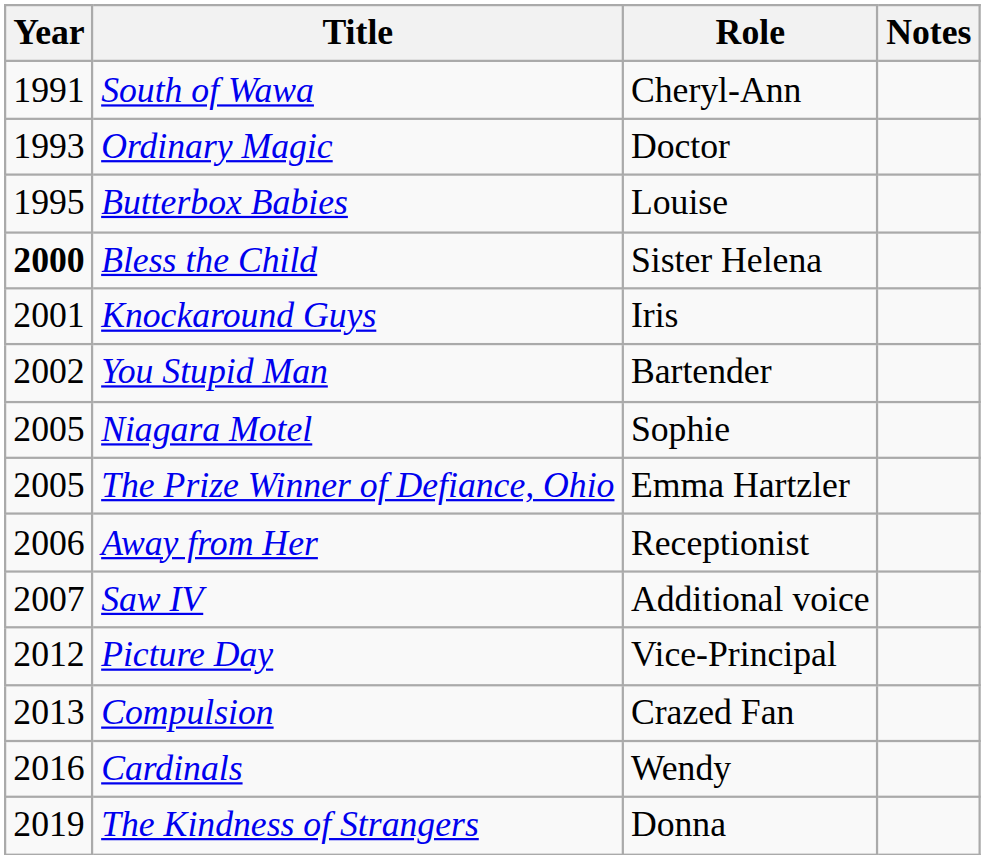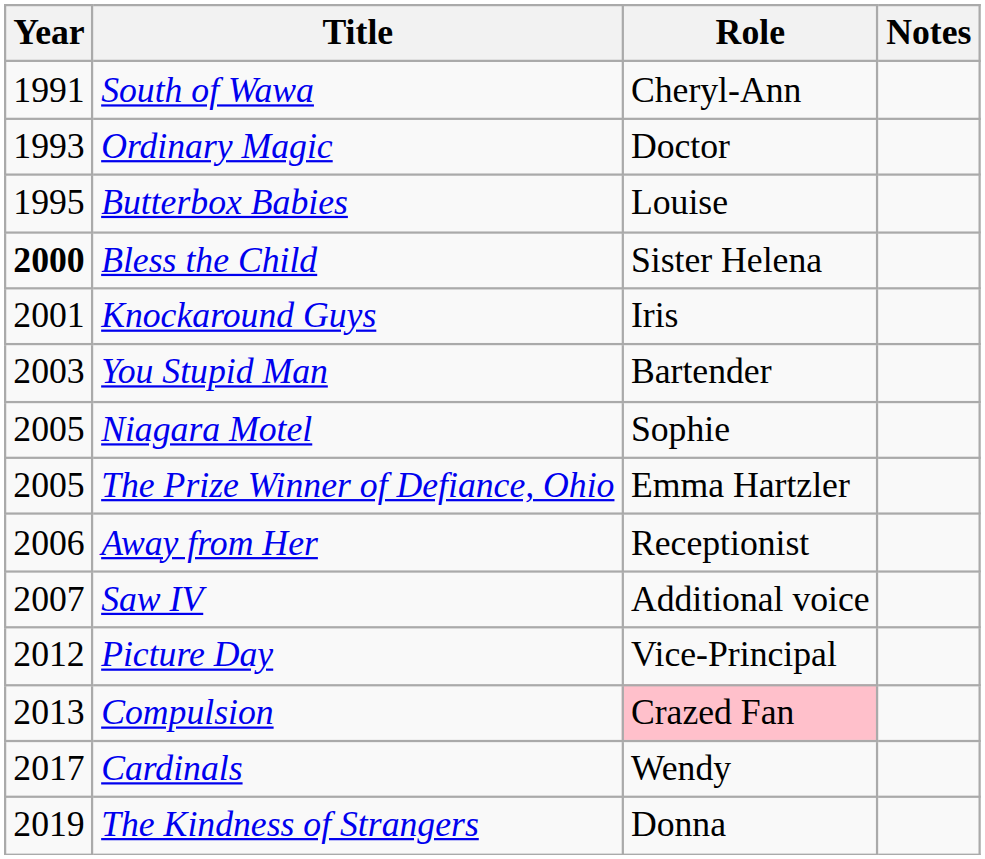(49, 372) 2002 -> (49, 372) 2003
(713, 711) no background -> (713, 711) pink background
(49, 768) 2016 -> (49, 768) 2017
